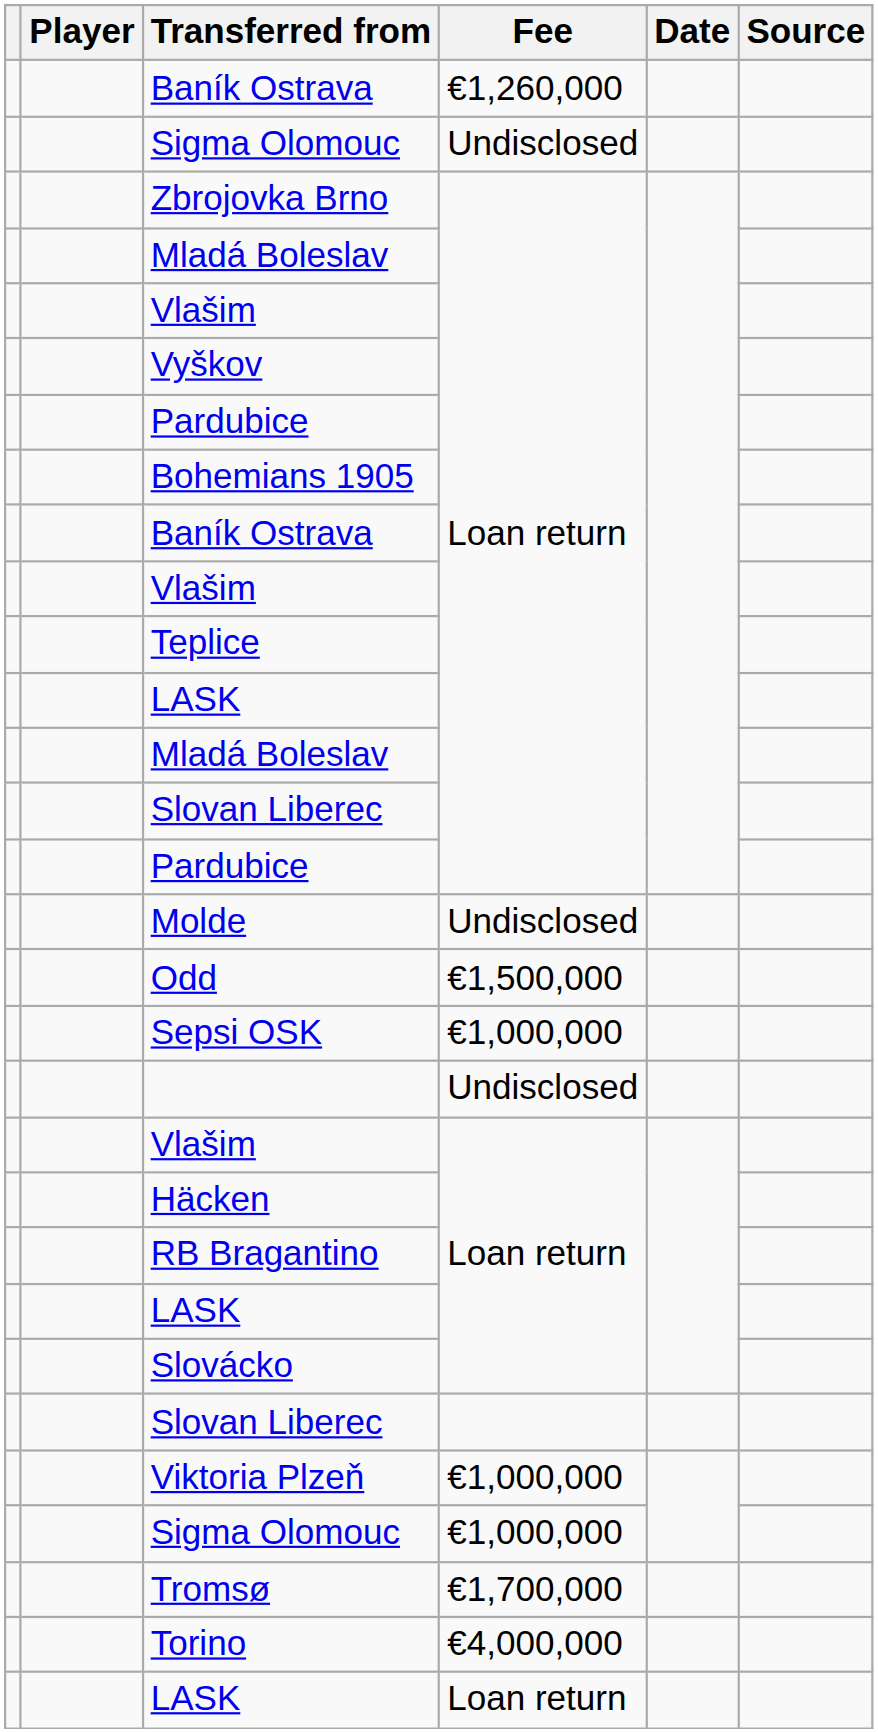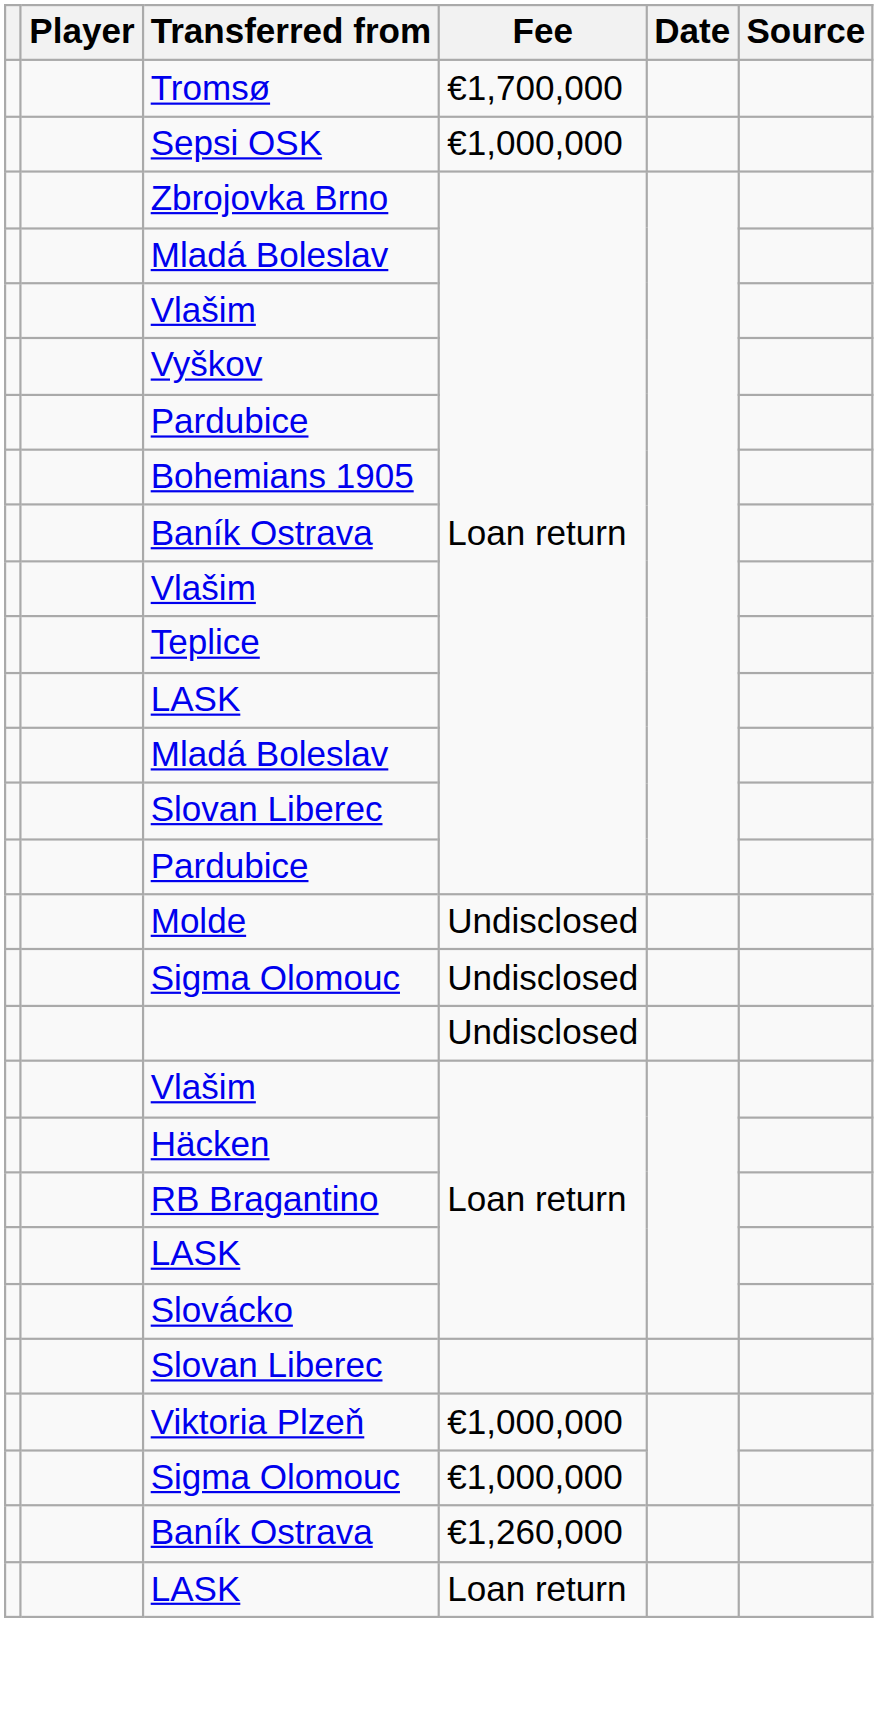rows swapped: (262, 87) <-> (210, 1588)
rows swapped: (275, 143) <-> (236, 1032)
- row: (184, 976)
- row: (198, 1643)
